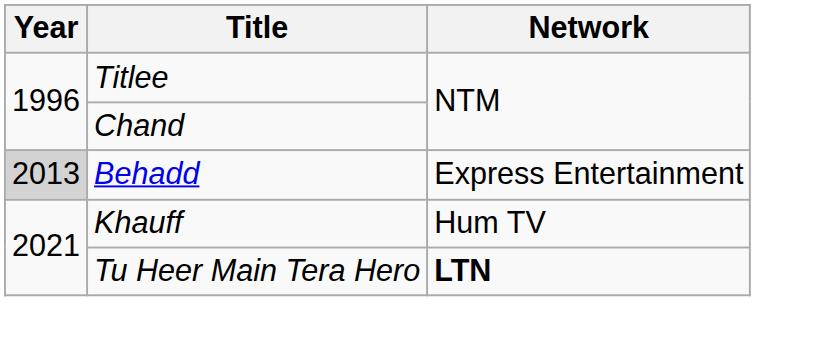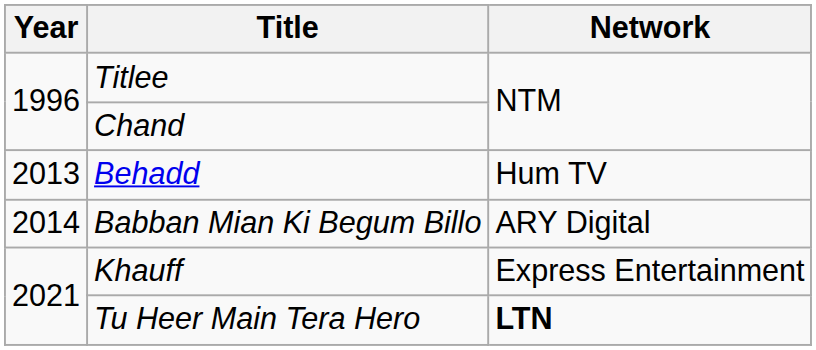(46, 174) lightgrey background -> (46, 174) no background
(589, 174) Express Entertainment -> (551, 174) Hum TV
+ row: (288, 222)
(490, 222) Hum TV -> (650, 271) Express Entertainment
